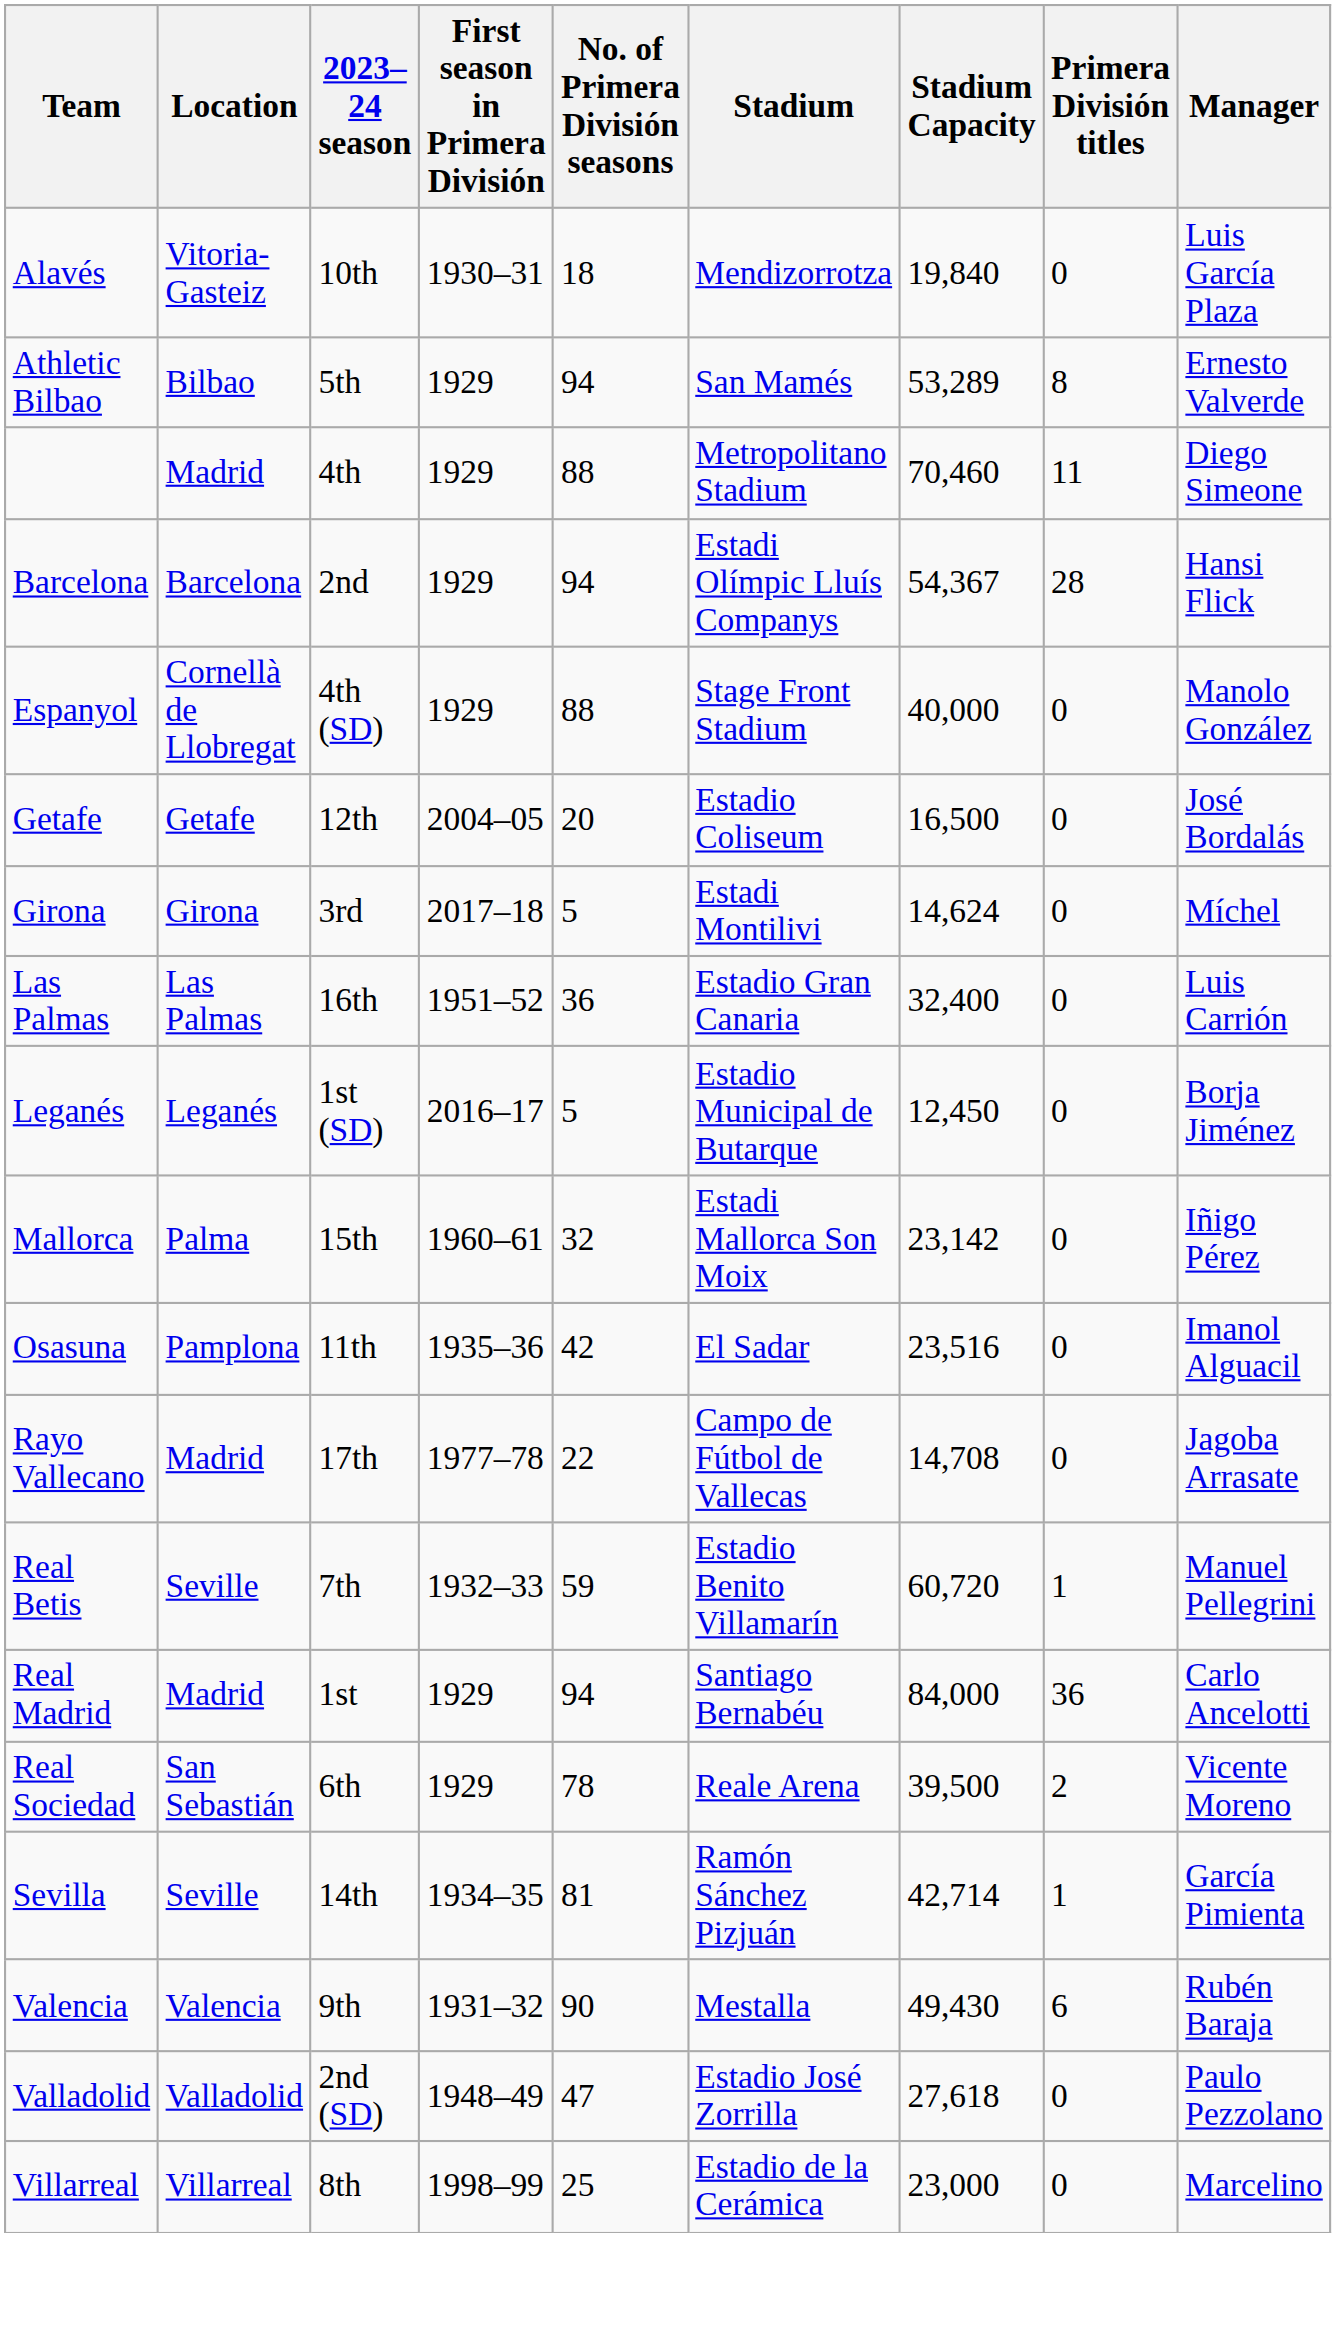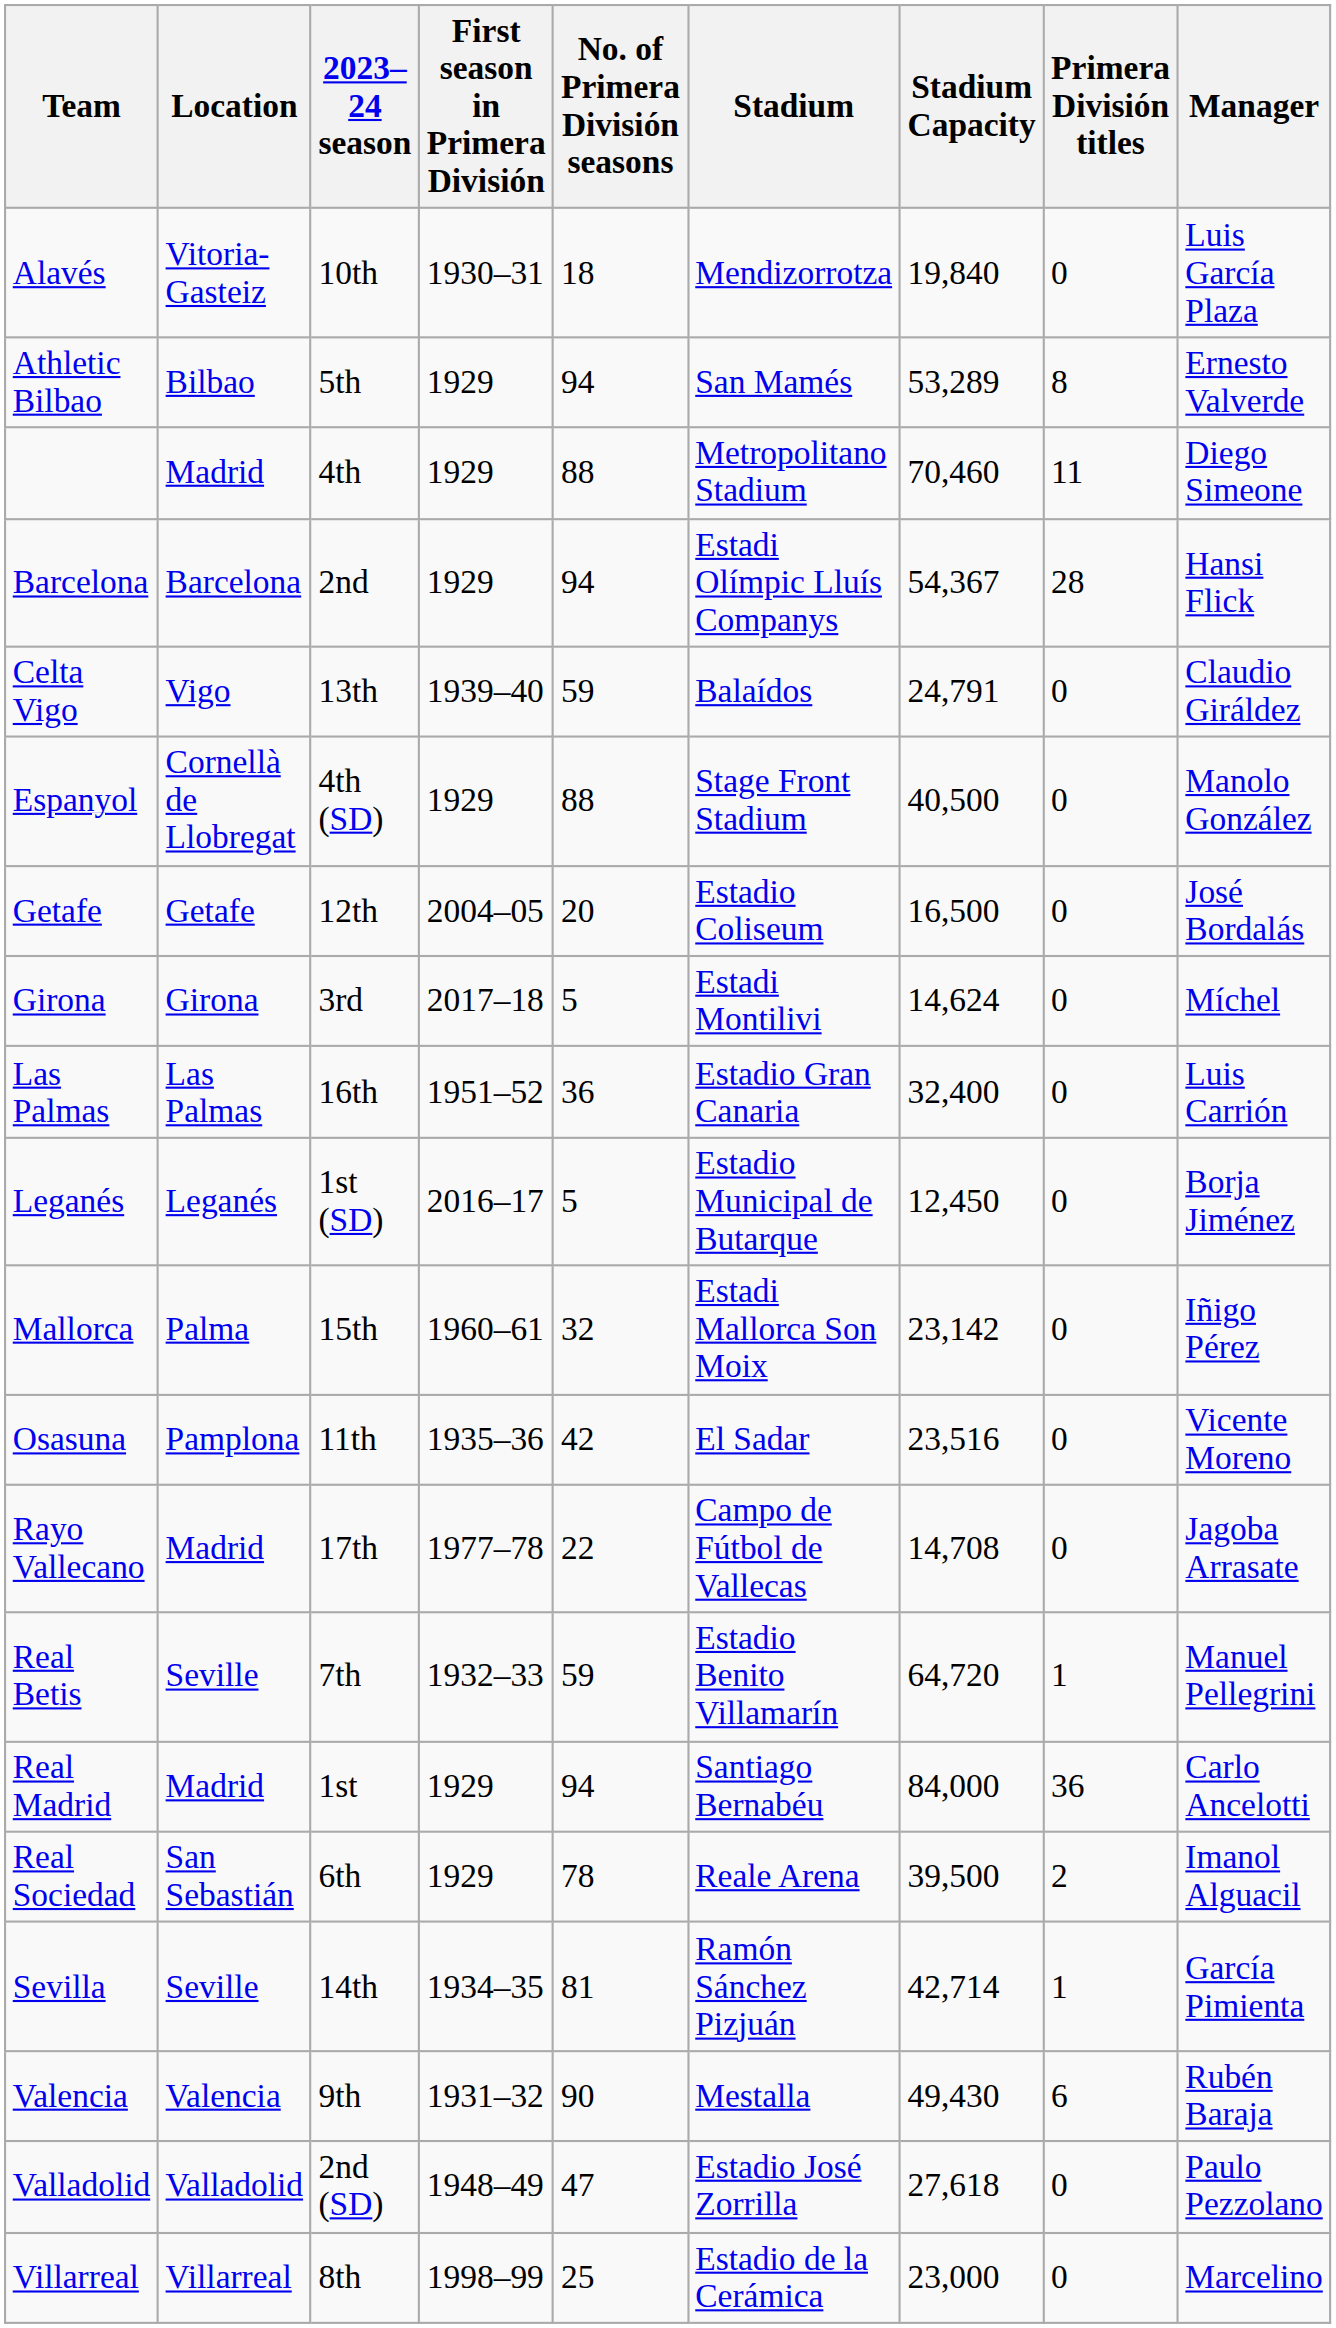+ row: (48, 691)
(954, 710) 40,000 -> (954, 800) 40,500
(1243, 1347) Imanol Alguacil -> (1238, 1438) Vicente Moreno
(954, 1585) 60,720 -> (954, 1676) 64,720
(1238, 1785) Vicente Moreno -> (1243, 1876) Imanol Alguacil
